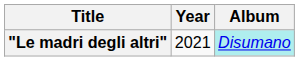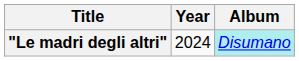(193, 42) 2021 -> (193, 42) 2024
